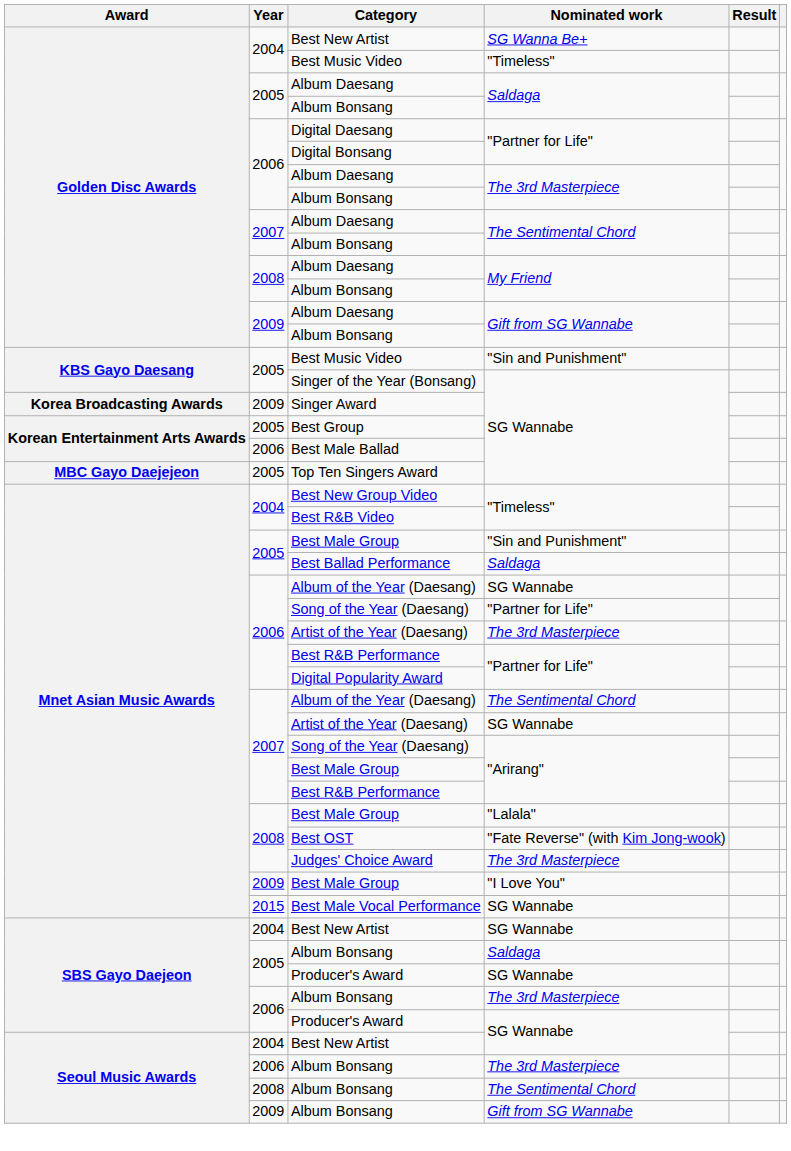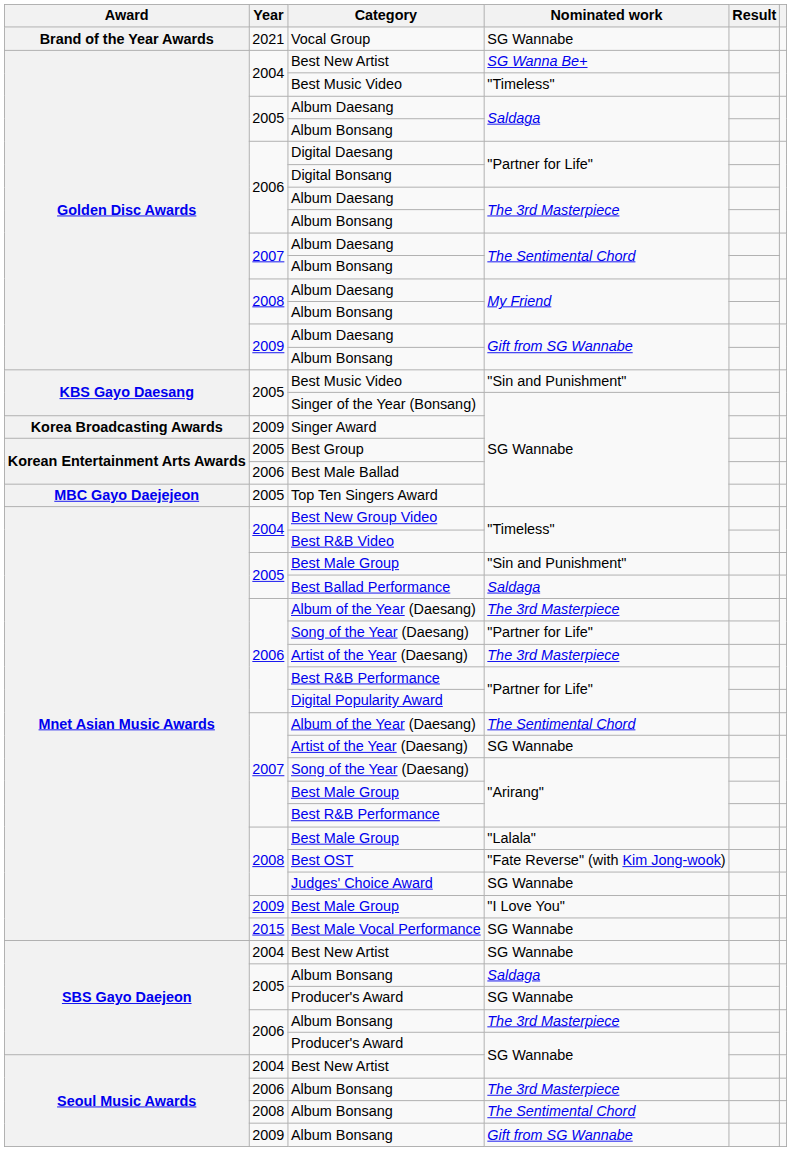+ row: (268, 38)
(530, 586) SG Wannabe -> (553, 609) The 3rd Masterpiece
(553, 860) The 3rd Masterpiece -> (530, 883) SG Wannabe
